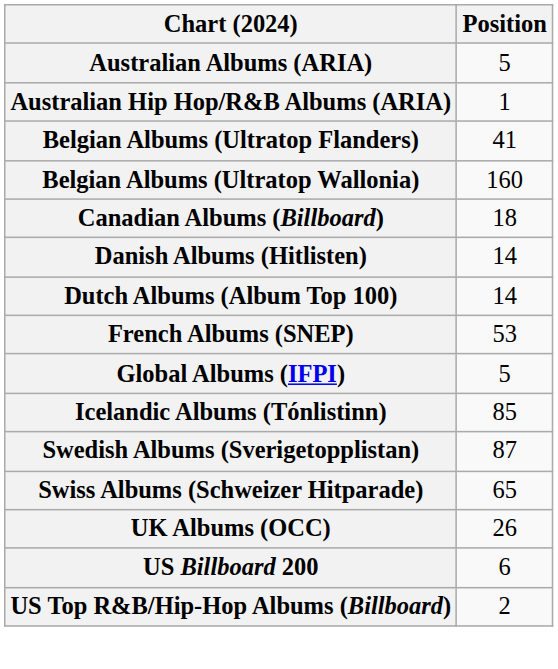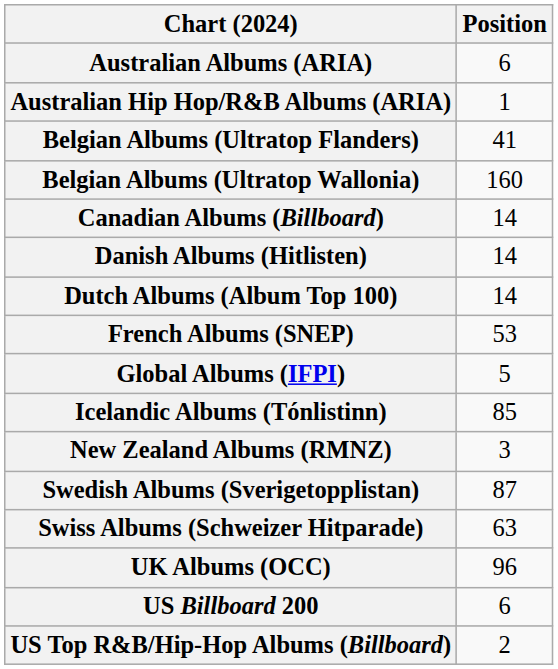(505, 62) 5 -> (505, 62) 6
(505, 218) 18 -> (505, 218) 14
+ row: (231, 450)
(505, 489) 65 -> (505, 528) 63
(505, 528) 26 -> (505, 567) 96
